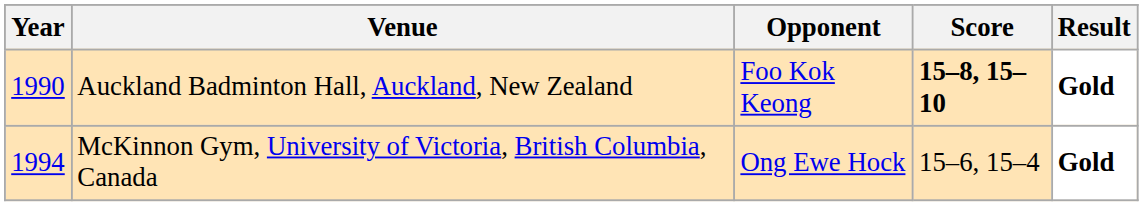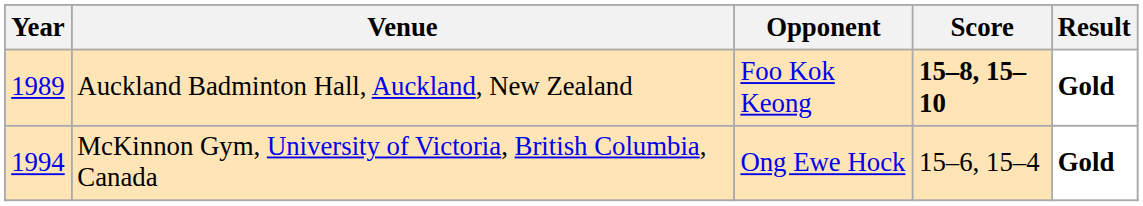(38, 86) 1990 -> (38, 86) 1989
